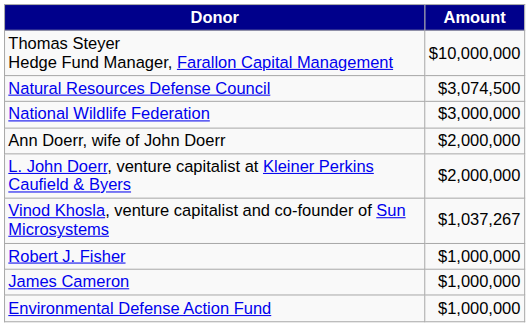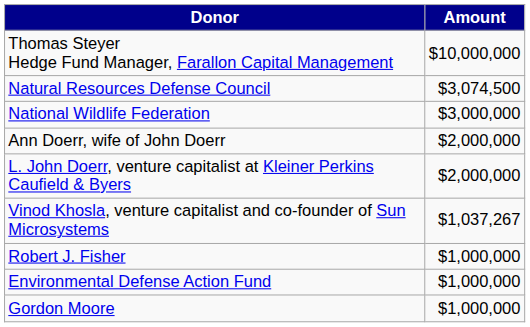- row: (69, 282)
+ row: (61, 308)
